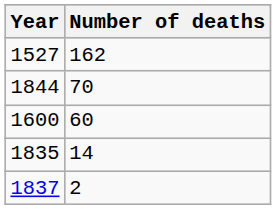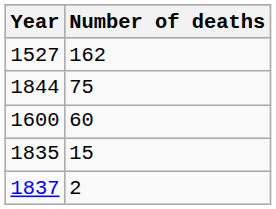(81, 88) 70 -> (81, 88) 75
(81, 154) 14 -> (81, 154) 15
